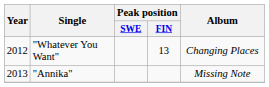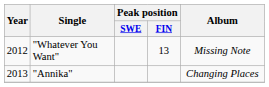(222, 51) Changing Places -> (222, 51) Missing Note
(222, 73) Missing Note -> (222, 73) Changing Places
